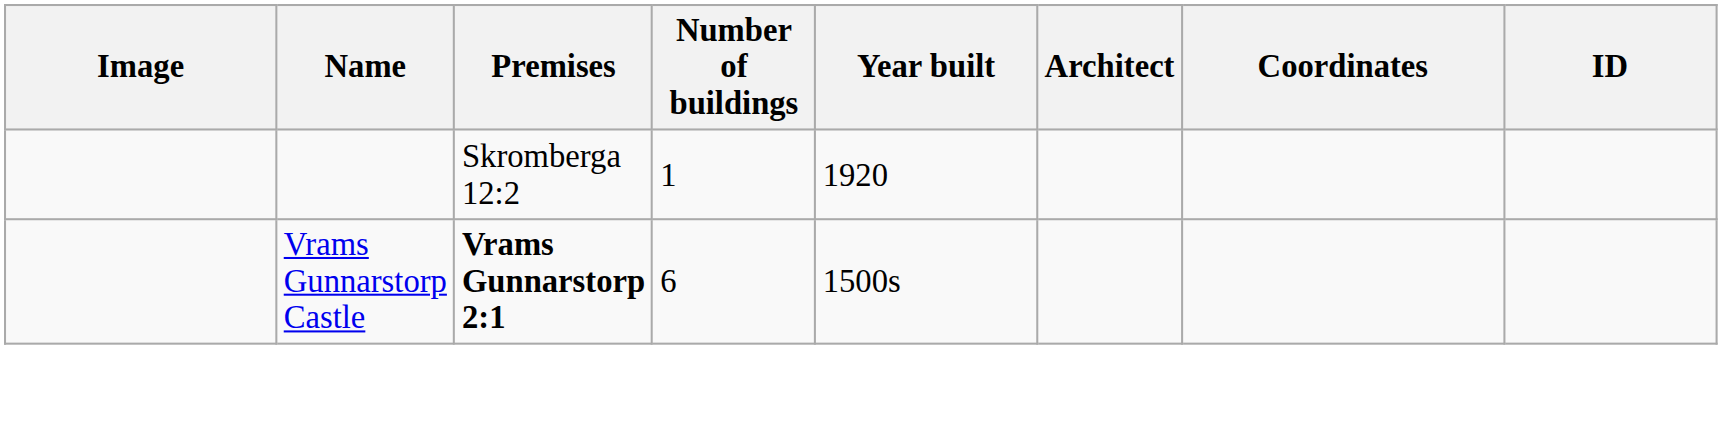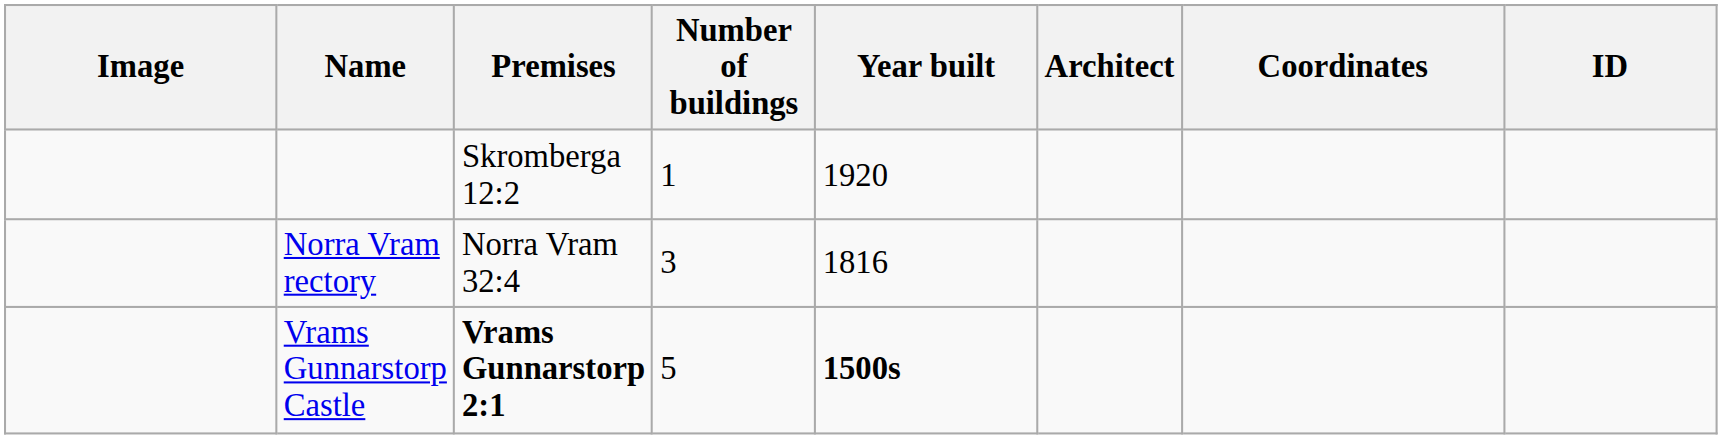+ row: (362, 262)
(668, 280) 6 -> (668, 369) 5
(862, 280) normal -> (862, 369) bold
